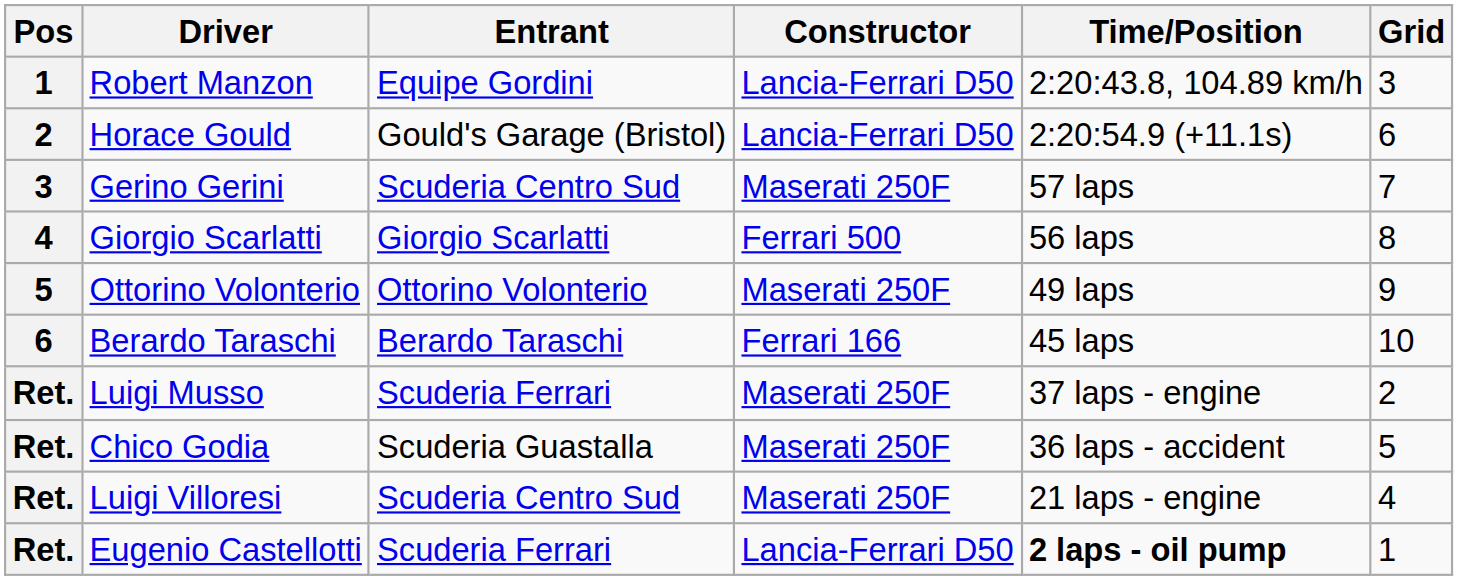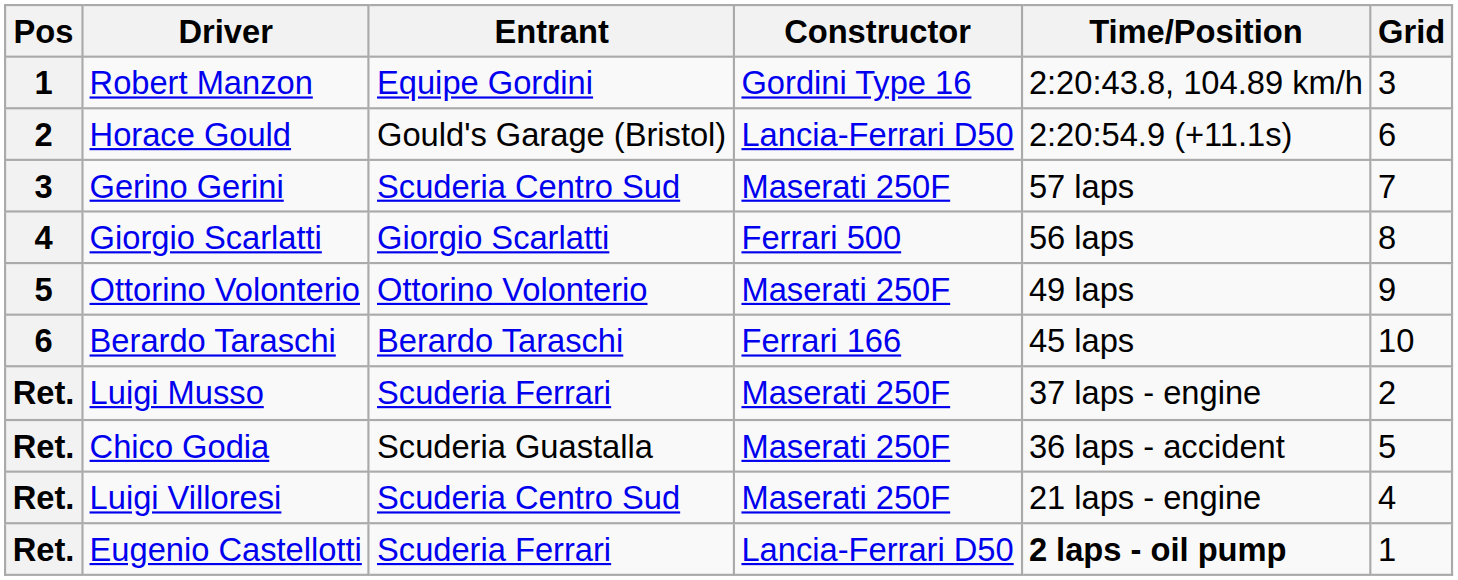(878, 83) Lancia-Ferrari D50 -> (856, 83) Gordini Type 16
